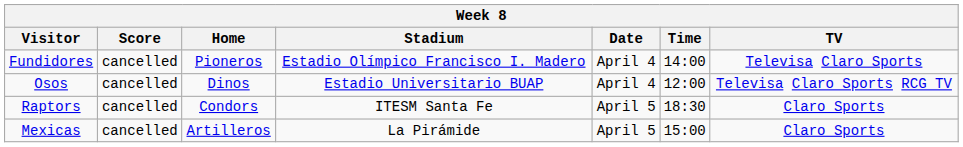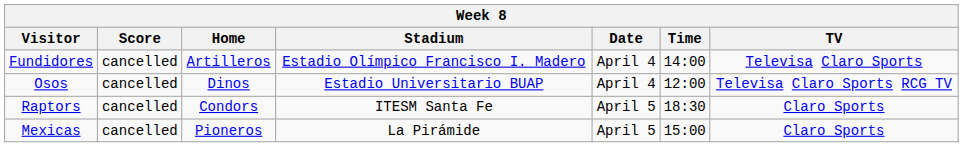(229, 62) Pioneros -> (229, 62) Artilleros
(229, 130) Artilleros -> (229, 130) Pioneros
